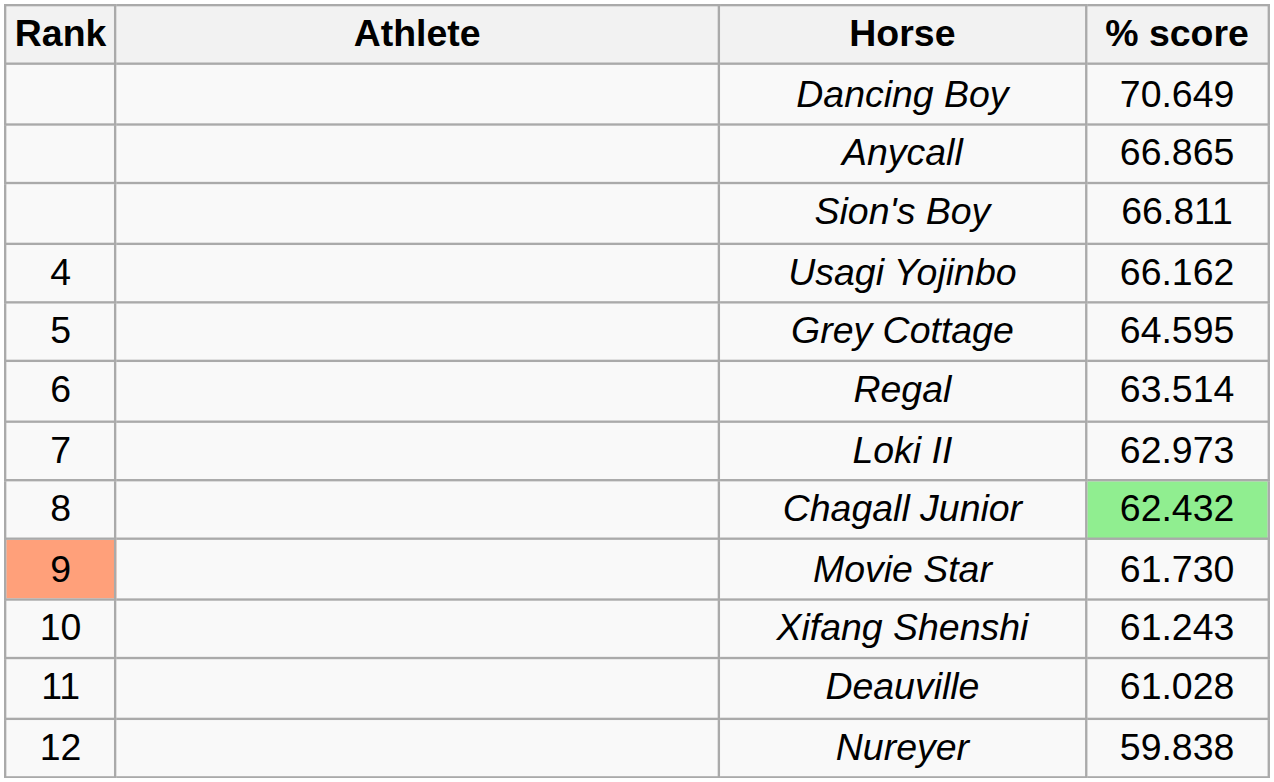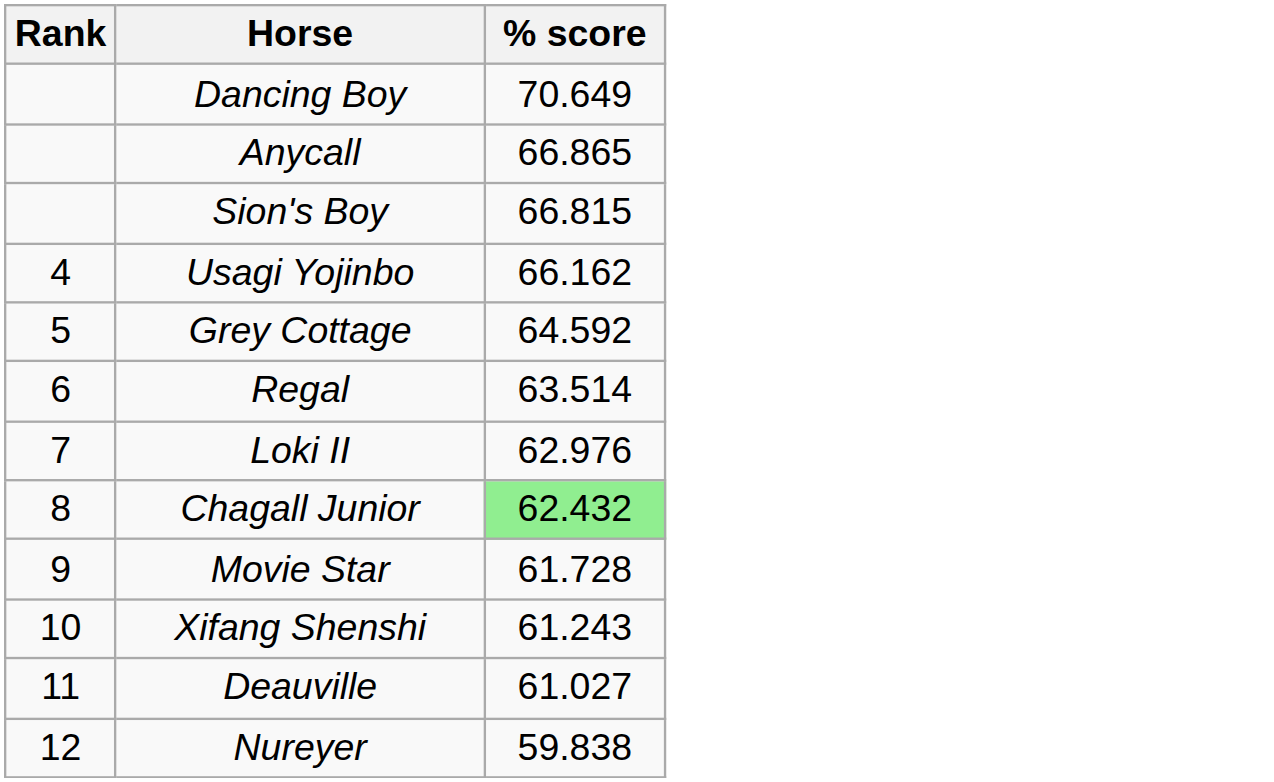- column: (417, 34)
(1177, 212) 66.811 -> (575, 212) 66.815
(1177, 331) 64.595 -> (575, 331) 64.592
(1177, 449) 62.973 -> (575, 449) 62.976
(61, 568) lightsalmon background -> (61, 568) no background
(1177, 568) 61.730 -> (575, 568) 61.728
(1177, 687) 61.028 -> (575, 687) 61.027
